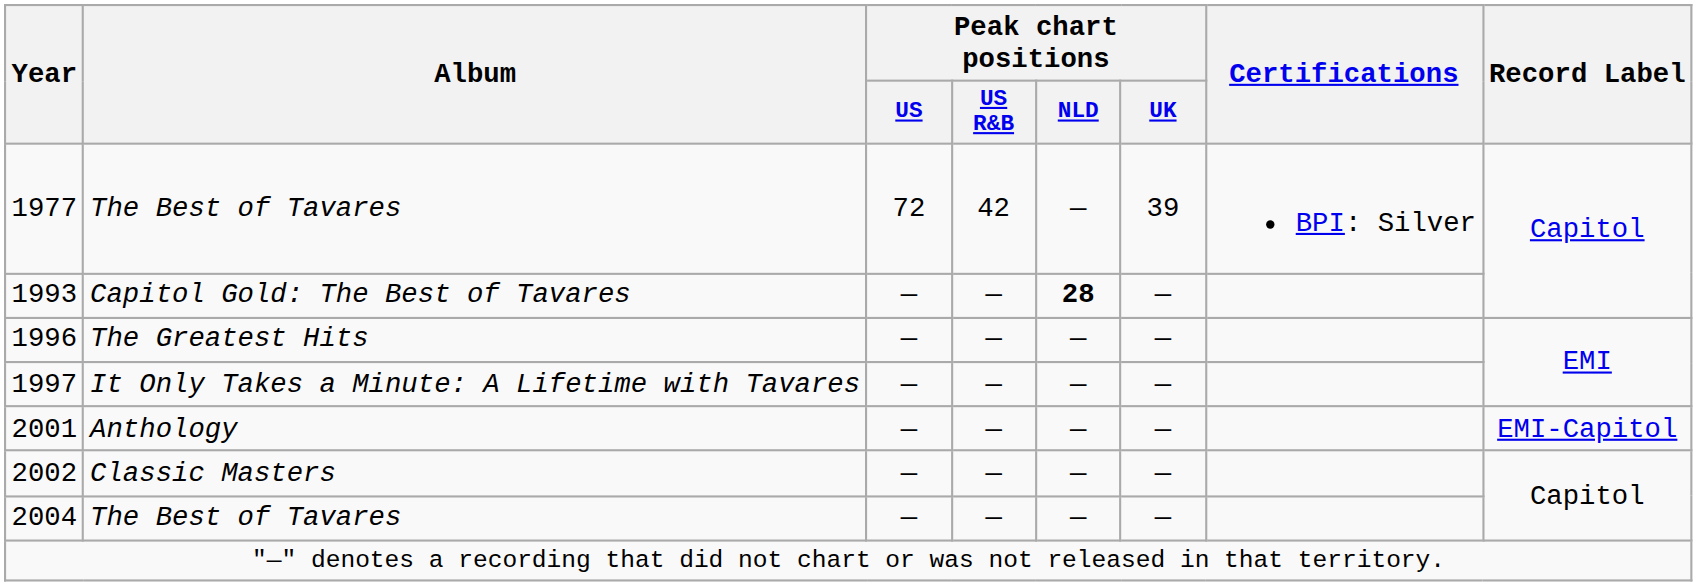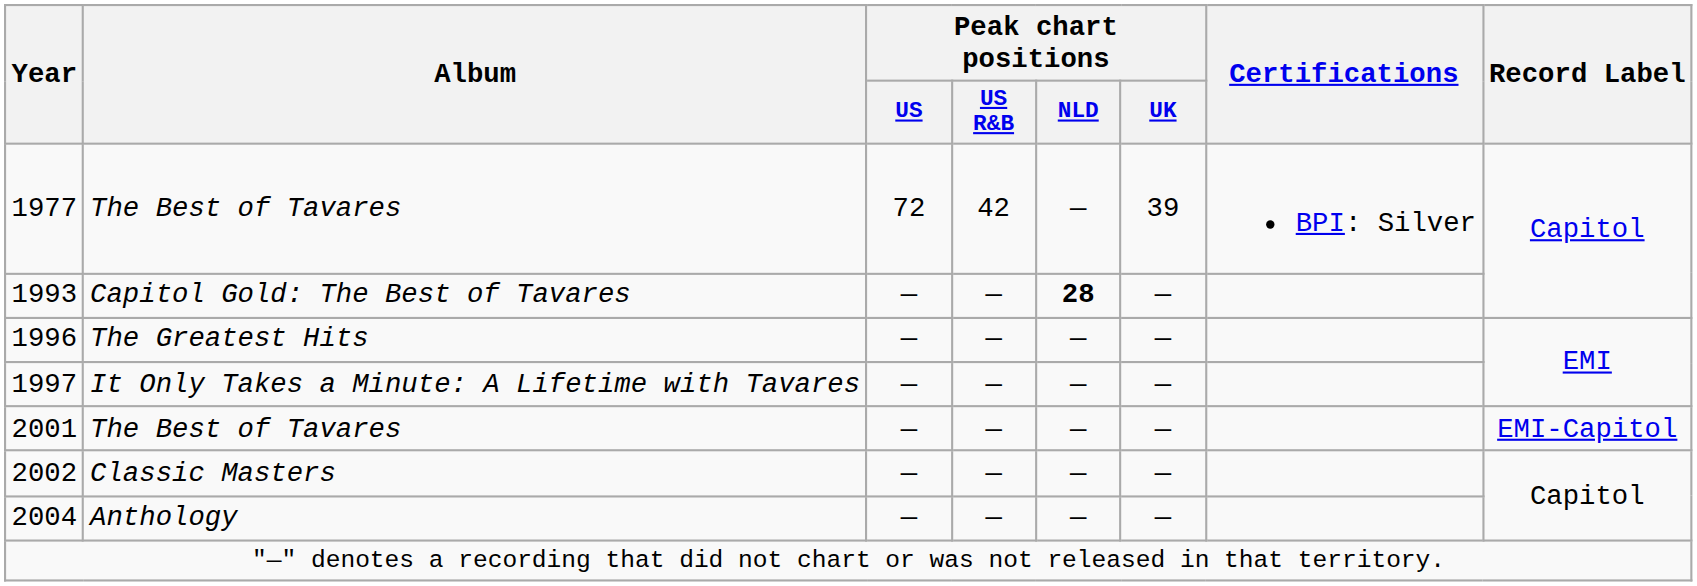(164, 429) Anthology -> (246, 429) The Best of Tavares
(246, 518) The Best of Tavares -> (164, 518) Anthology
